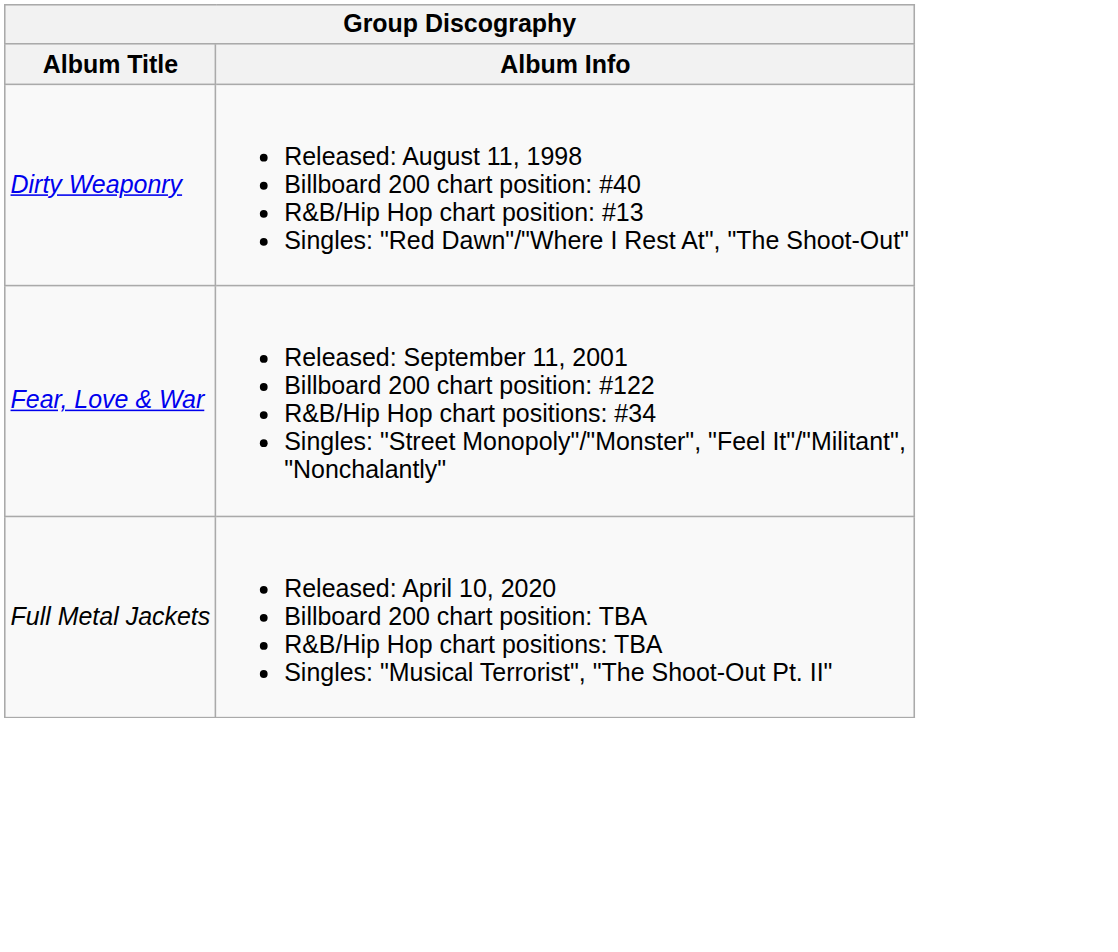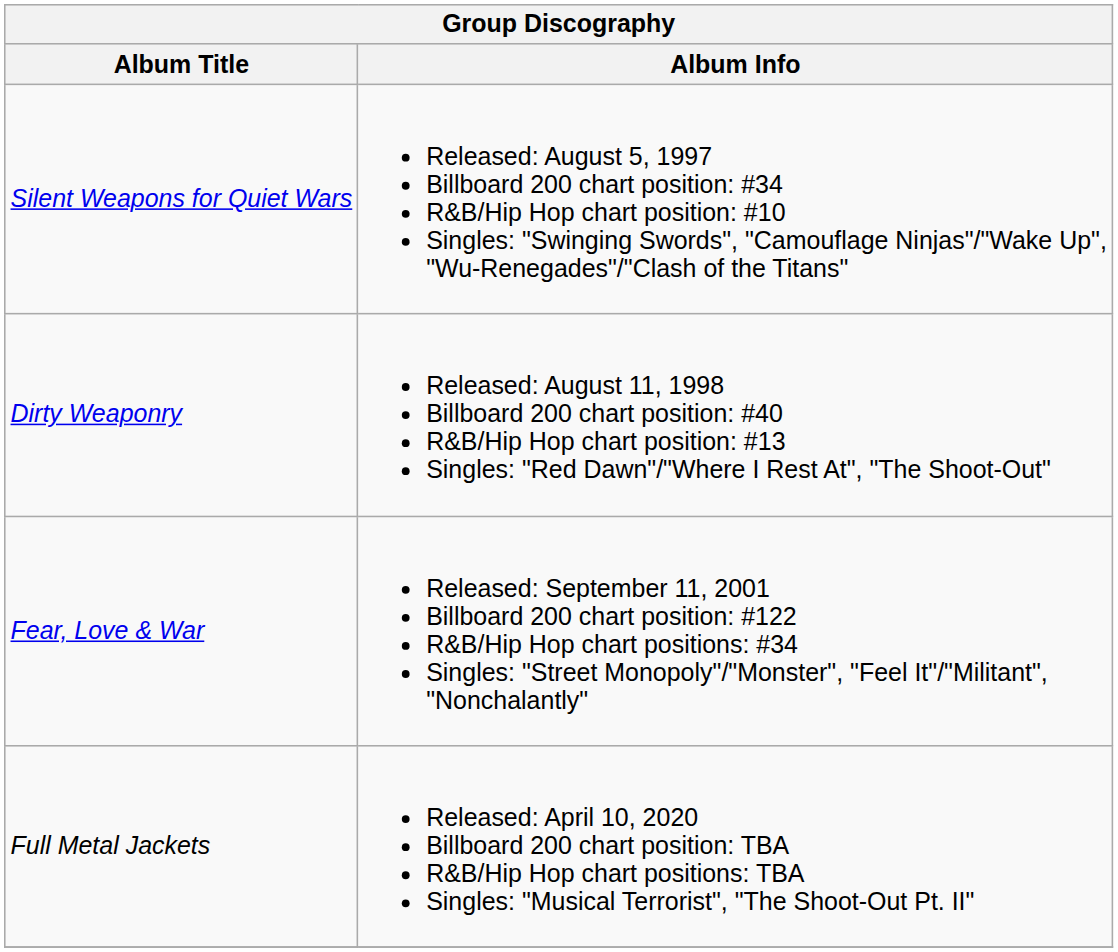+ row: (181, 198)
